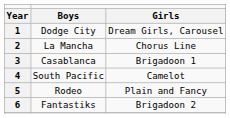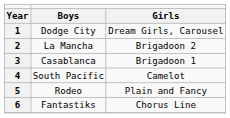(166, 46) Chorus Line -> (166, 46) Brigadoon 2
(166, 105) Brigadoon 2 -> (166, 105) Chorus Line
